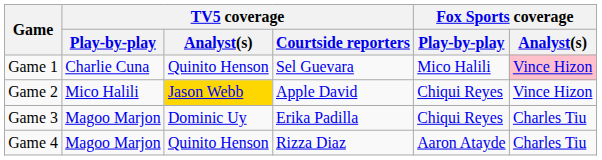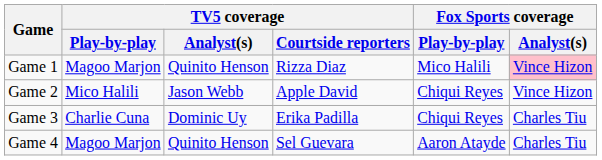(107, 67) Charlie Cuna -> (113, 67) Magoo Marjon
(315, 67) Sel Guevara -> (311, 67) Rizza Diaz
(206, 92) gold background -> (206, 92) no background
(113, 117) Magoo Marjon -> (107, 117) Charlie Cuna
(311, 142) Rizza Diaz -> (315, 142) Sel Guevara
